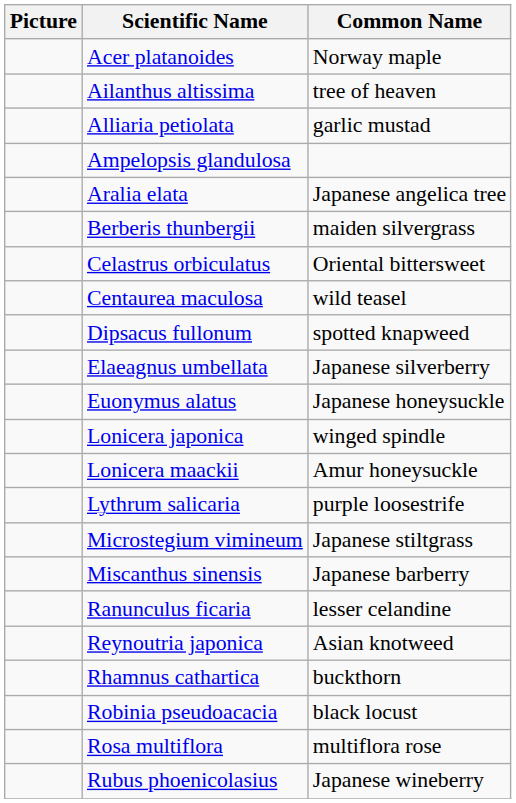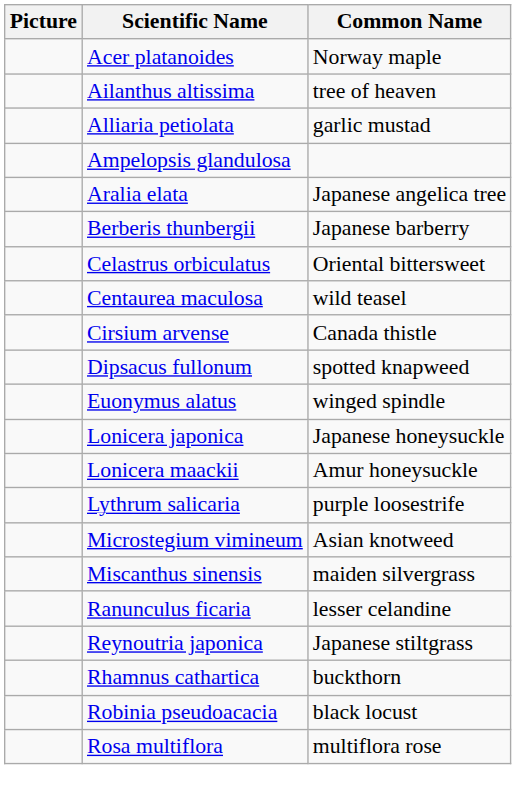(394, 228) maiden silvergrass -> (391, 228) Japanese barberry
+ row: (158, 332)
- row: (177, 366)
(409, 401) Japanese honeysuckle -> (379, 401) winged spindle
(379, 435) winged spindle -> (409, 435) Japanese honeysuckle
(393, 539) Japanese stiltgrass -> (383, 539) Asian knotweed
(391, 573) Japanese barberry -> (394, 573) maiden silvergrass
(383, 642) Asian knotweed -> (393, 642) Japanese stiltgrass
- row: (182, 780)
